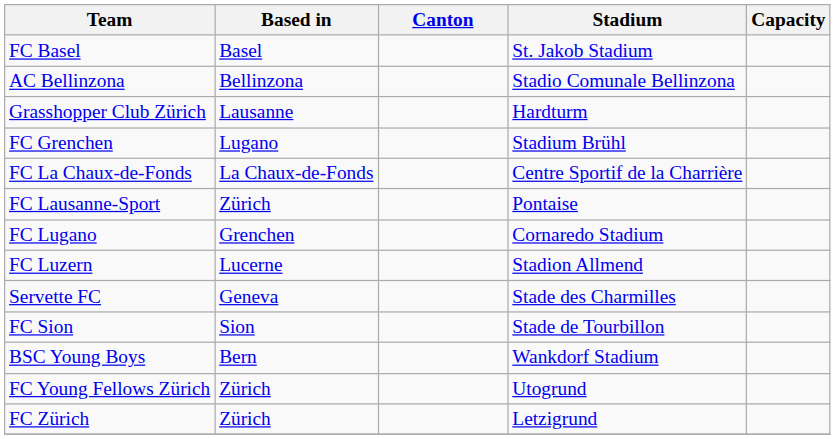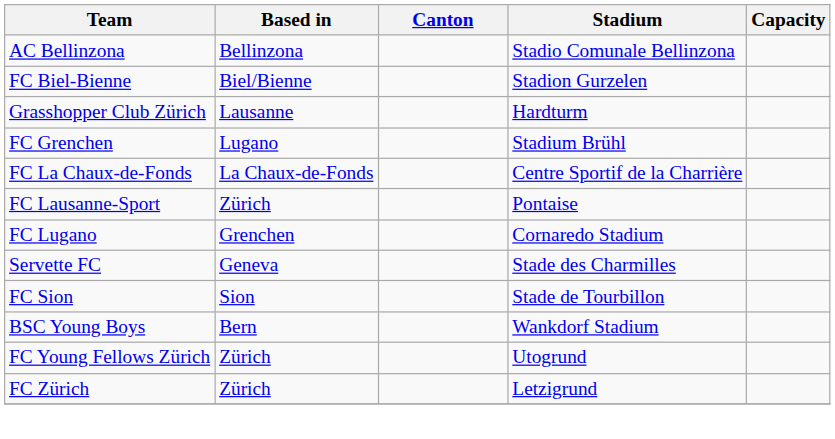- row: (45, 50)
+ row: (70, 81)
- row: (51, 265)
